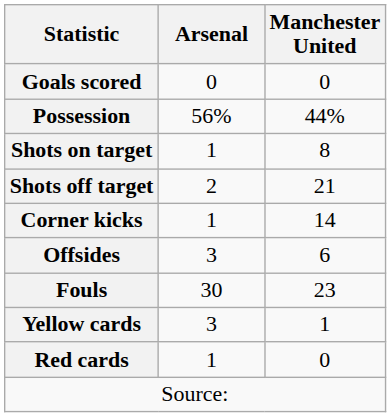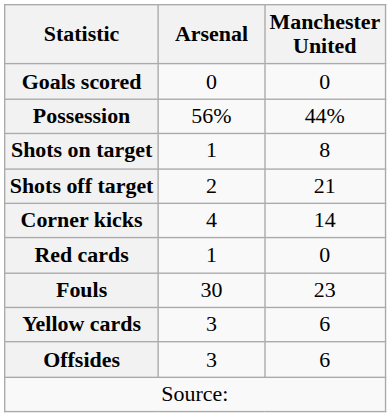(211, 220) 1 -> (211, 220) 4
rows swapped: (82, 255) <-> (82, 359)
(325, 324) 1 -> (325, 324) 6
